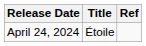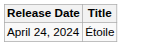- column: (129, 13)
